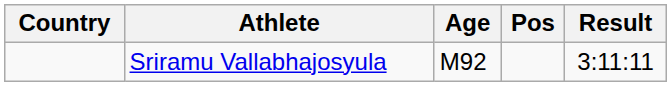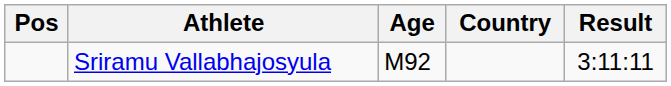columns swapped: (533, 23) <-> (64, 23)
